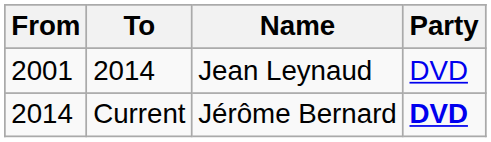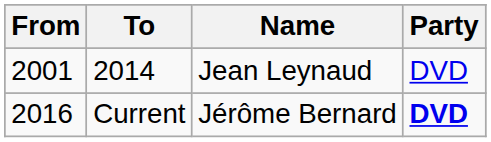(42, 114) 2014 -> (42, 114) 2016
